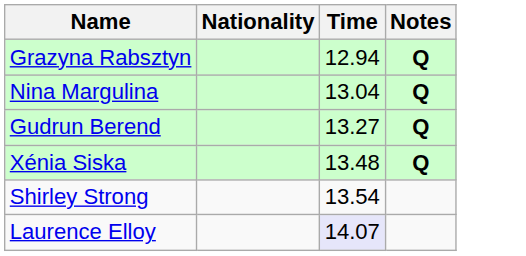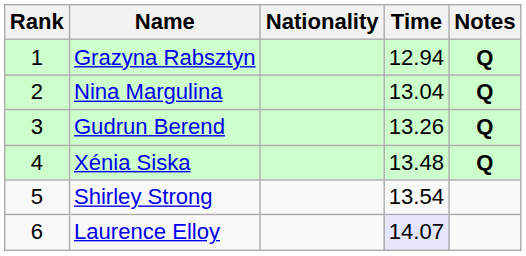+ column: (37, 22)
(352, 127) 13.27 -> (416, 127) 13.26
